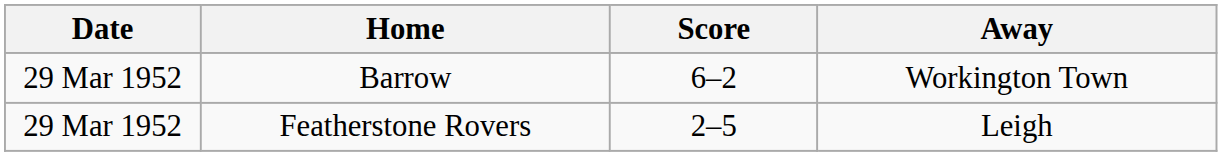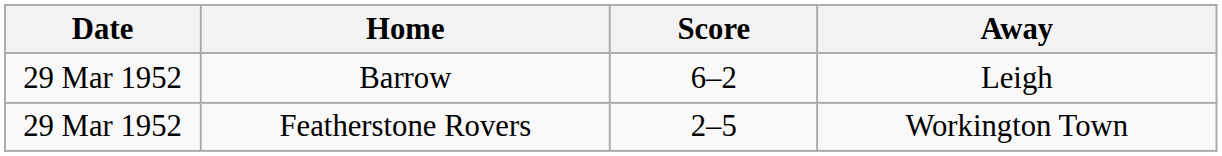(1017, 77) Workington Town -> (1017, 77) Leigh
(1017, 126) Leigh -> (1017, 126) Workington Town
